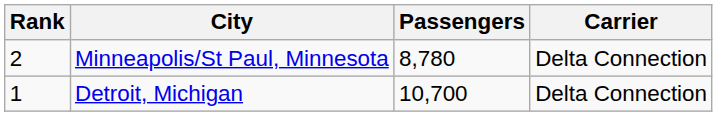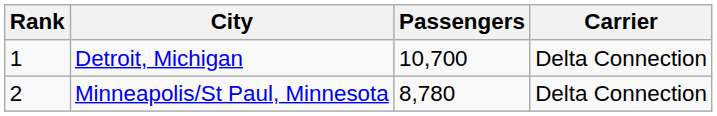rows swapped: (159, 93) <-> (232, 57)
